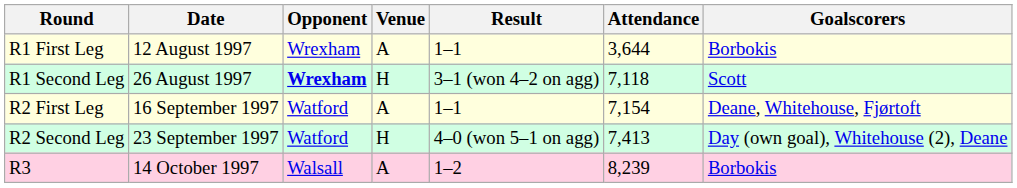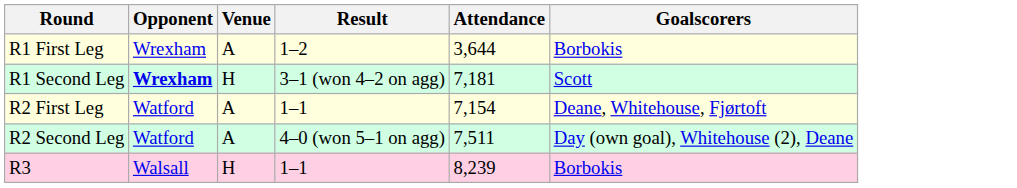- column: (206, 19)
(448, 49) 1–1 -> (294, 49) 1–2
(628, 78) 7,118 -> (475, 78) 7,181
(383, 138) H -> (228, 138) A
(629, 138) 7,413 -> (474, 138) 7,511
(383, 167) A -> (228, 167) H
(448, 167) 1–2 -> (294, 167) 1–1
